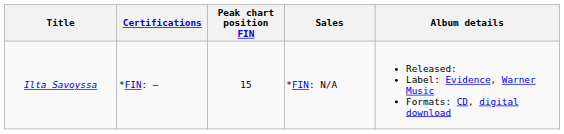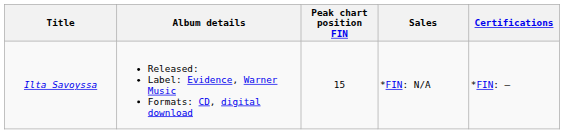columns swapped: (467, 23) <-> (162, 23)
